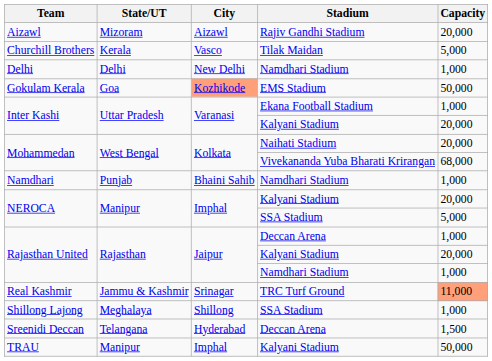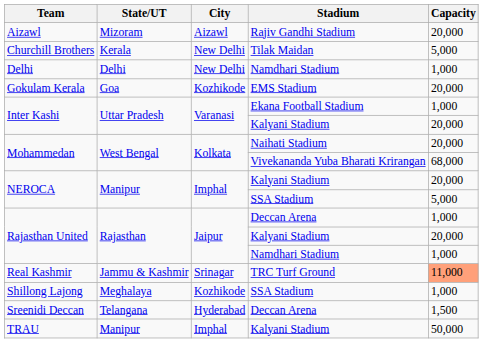(208, 50) Vasco -> (219, 50) New Delhi
(220, 87) lightsalmon background -> (220, 87) no background
(456, 87) 50,000 -> (447, 87) 20,000
- row: (30, 180)
(214, 310) Shillong -> (220, 291) Kozhikode
